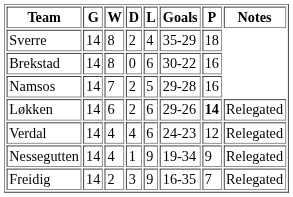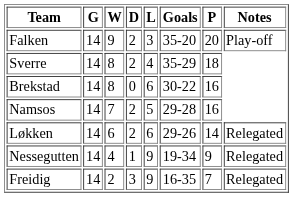+ row: (29, 40)
(212, 109) bold -> (212, 133) normal
- row: (28, 133)
